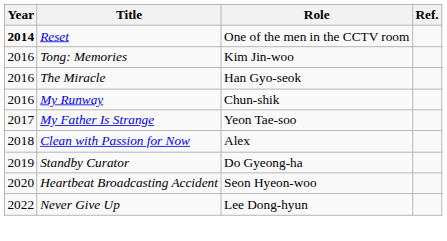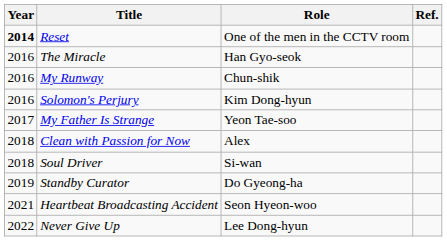- row: (84, 57)
+ row: (89, 99)
+ row: (71, 162)
(21, 183) 2020 -> (21, 204) 2021
